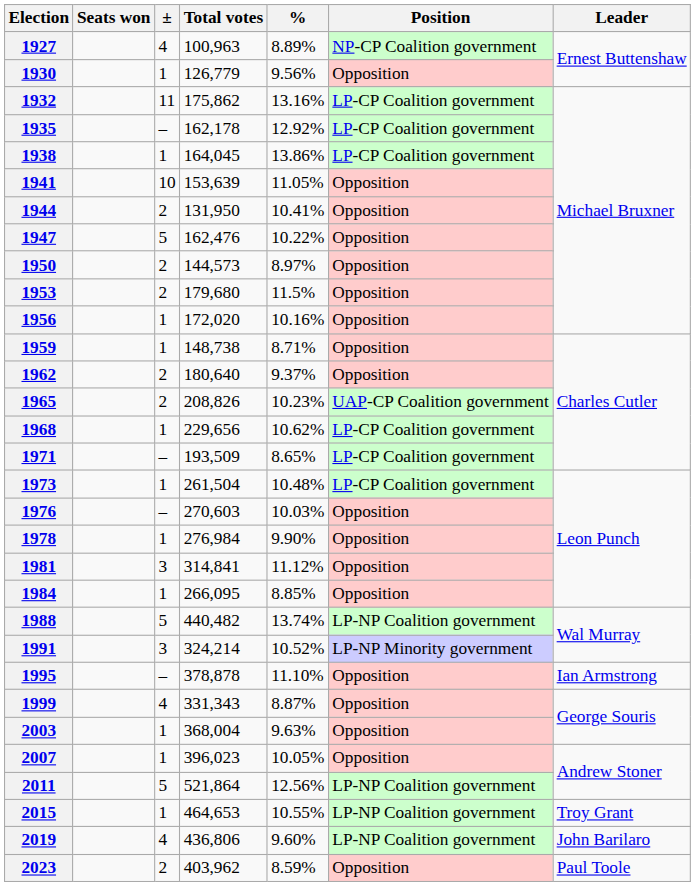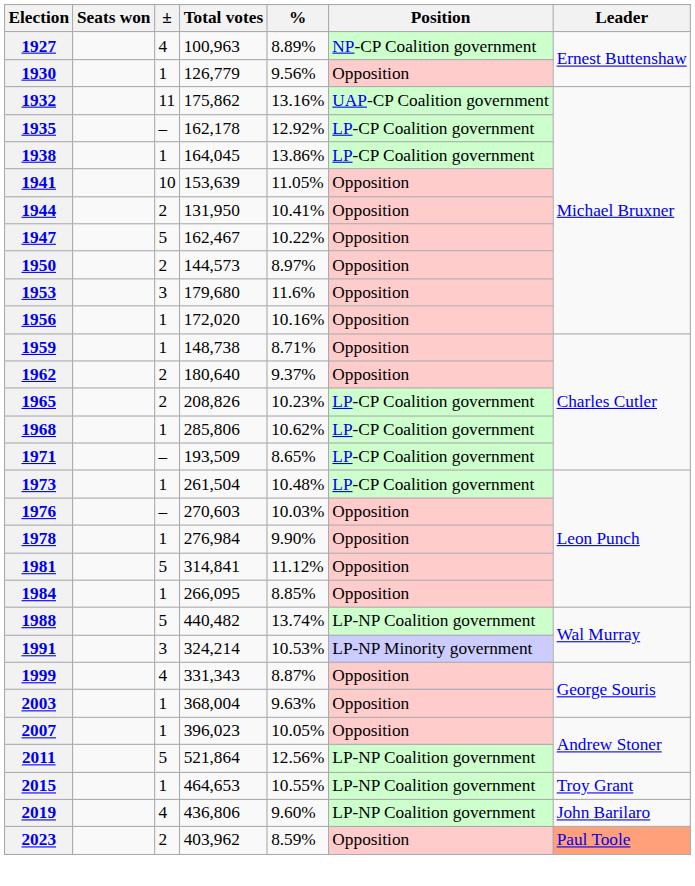(433, 100) LP-CP Coalition government -> (441, 100) UAP-CP Coalition government
(212, 237) 162,476 -> (212, 237) 162,467
(163, 292) 2 -> (163, 292) 3
(293, 292) 11.5% -> (293, 292) 11.6%
(441, 401) UAP-CP Coalition government -> (433, 401) LP-CP Coalition government
(212, 429) 229,656 -> (212, 429) 285,806
(163, 566) 3 -> (163, 566) 5
(298, 648) 10.52% -> (298, 648) 10.53%
- row: (39, 675)
(594, 867) no background -> (594, 840) lightsalmon background
